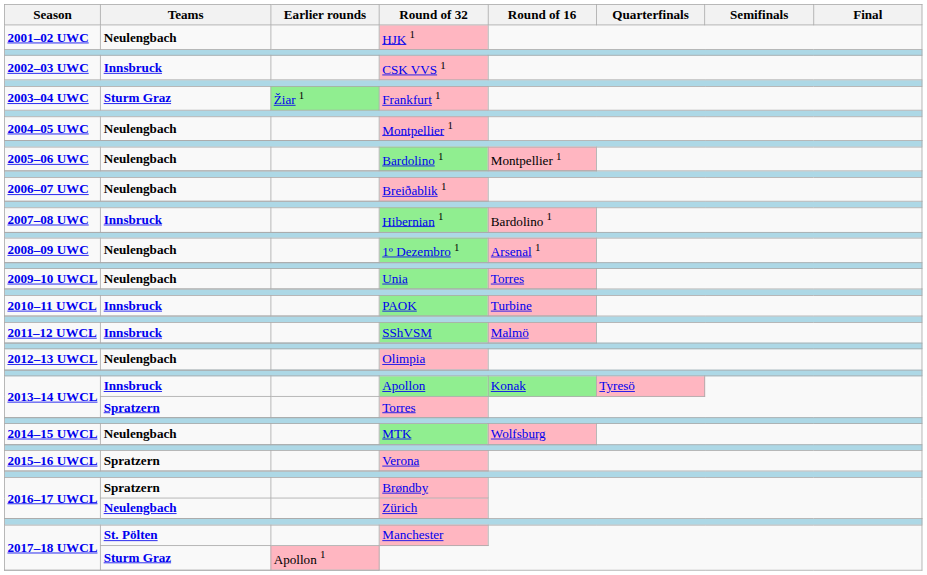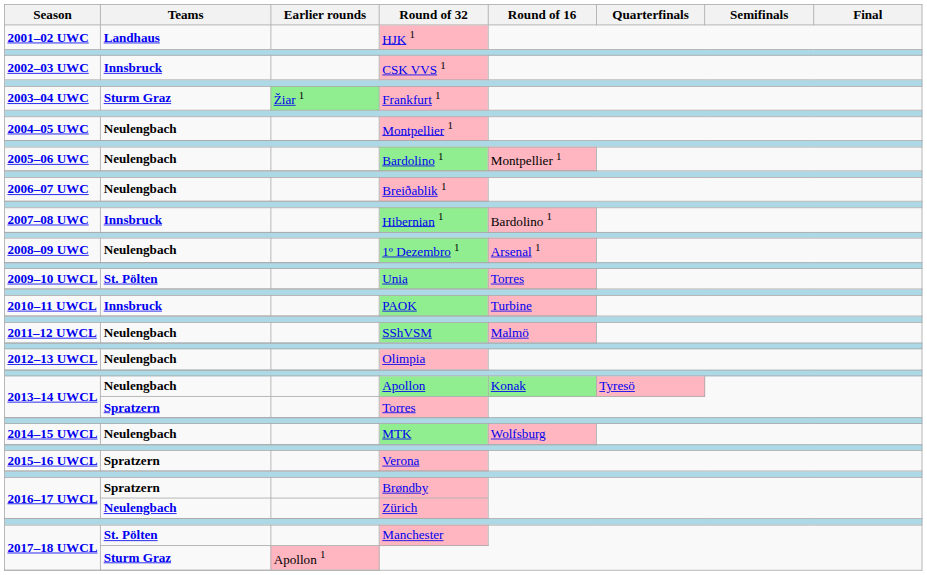(140, 37) Neulengbach -> (132, 37) Landhaus
(140, 278) Neulengbach -> (131, 278) St. Pölten
(133, 332) Innsbruck -> (140, 332) Neulengbach
(133, 386) Innsbruck -> (140, 386) Neulengbach
